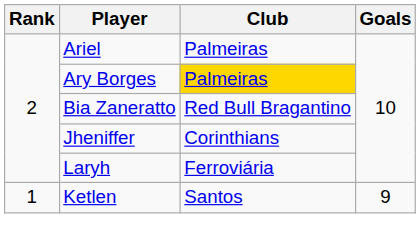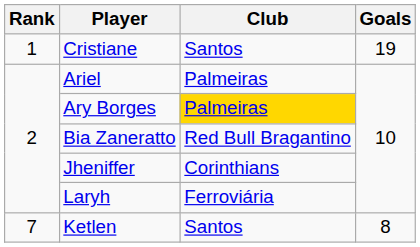+ row: (100, 49)
(32, 197) 1 -> (32, 227) 7
(385, 197) 9 -> (385, 227) 8
